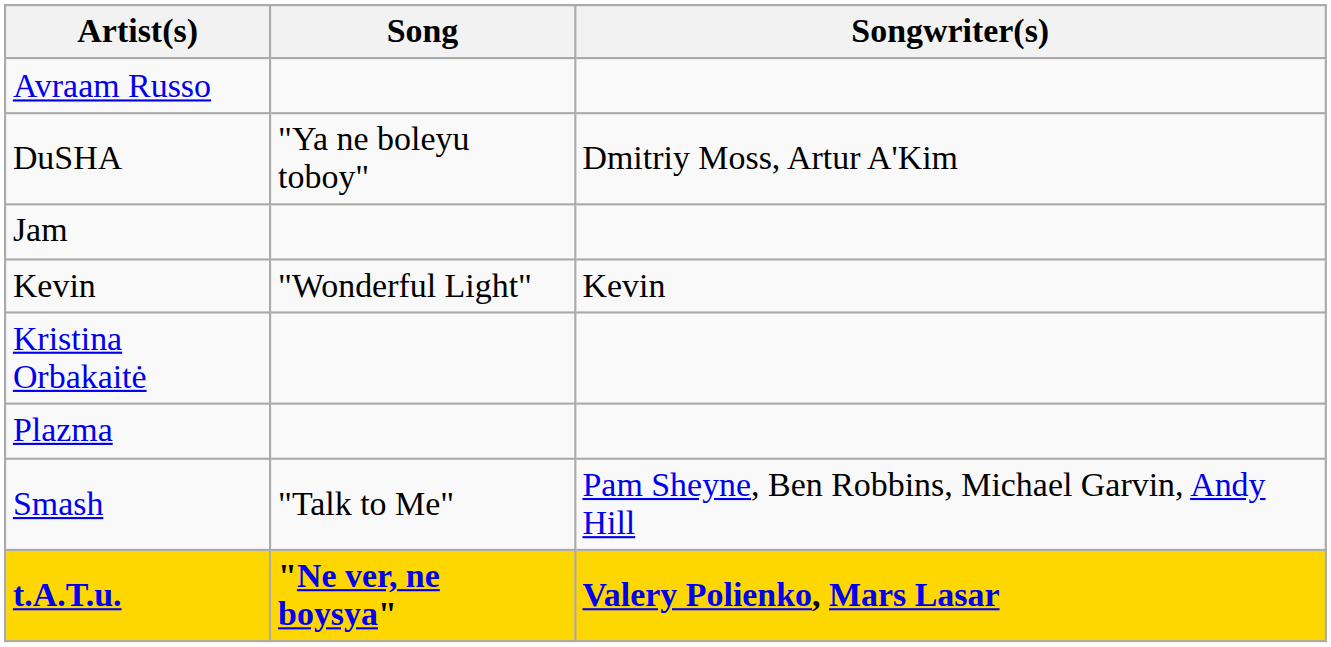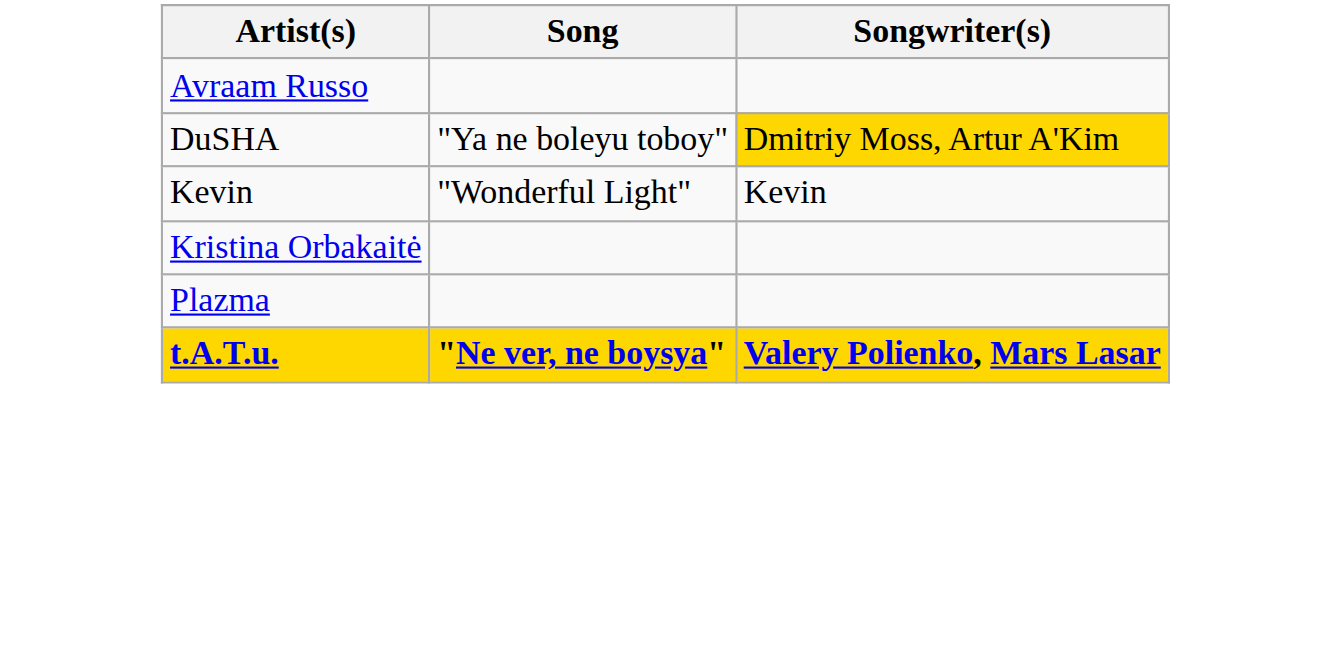(770, 158) no background -> (931, 138) gold background
- row: (40, 230)
- row: (58, 503)
